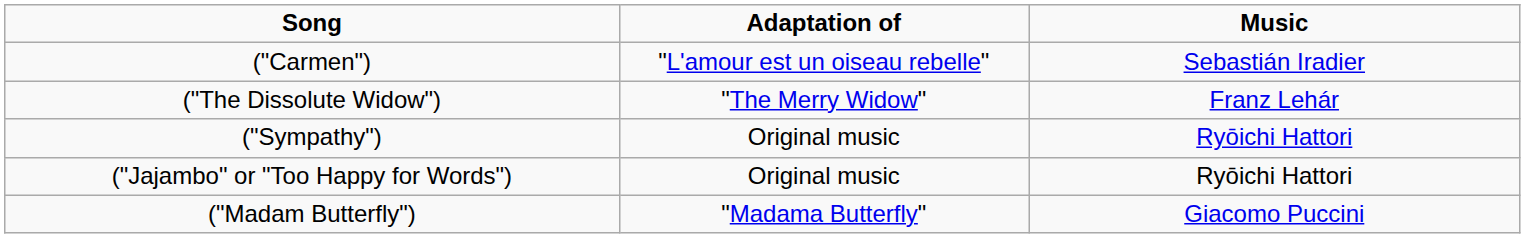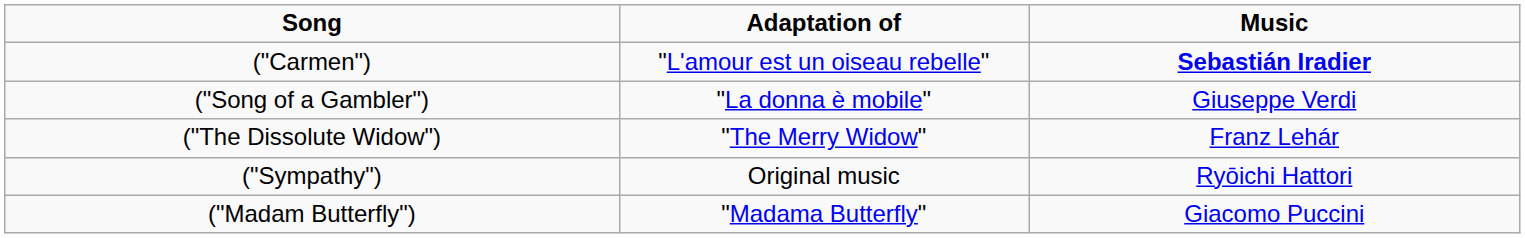(1274, 61) normal -> (1274, 61) bold
+ row: (312, 99)
- row: (312, 175)
